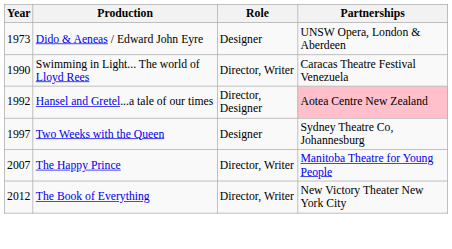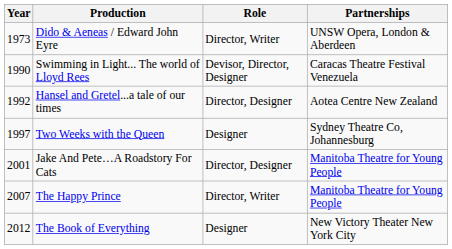(241, 38) Designer -> (242, 38) Director, Writer
(257, 70) Director, Writer -> (247, 70) Devisor, Director, Designer
(364, 102) pink background -> (374, 102) no background
+ row: (114, 165)
(257, 197) Director, Writer -> (226, 228) Designer
